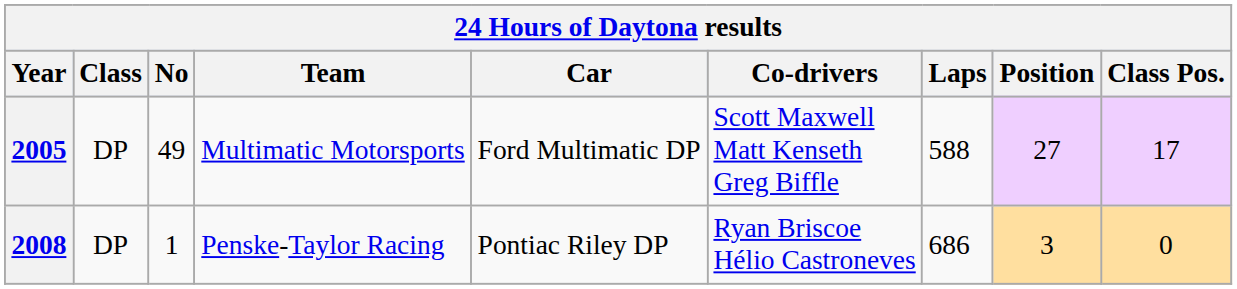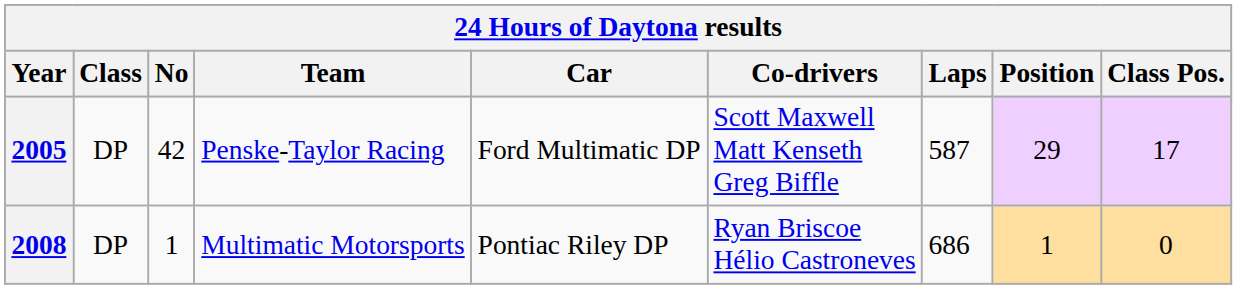(172, 150) 49 -> (172, 150) 42
(333, 150) Multimatic Motorsports -> (323, 150) Penske-Taylor Racing
(949, 150) 588 -> (949, 150) 587
(1047, 150) 27 -> (1047, 150) 29
(323, 244) Penske-Taylor Racing -> (333, 244) Multimatic Motorsports
(1047, 244) 3 -> (1047, 244) 1
